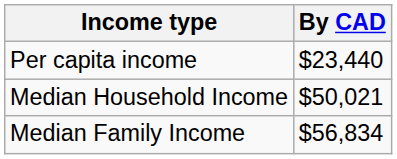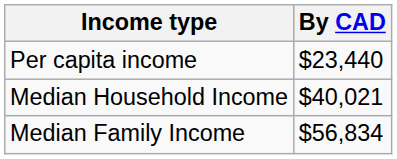(341, 97) $50,021 -> (341, 97) $40,021
